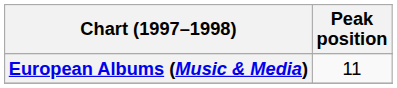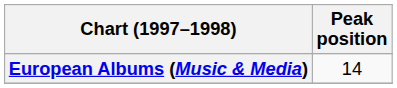(352, 68) 11 -> (352, 68) 14
